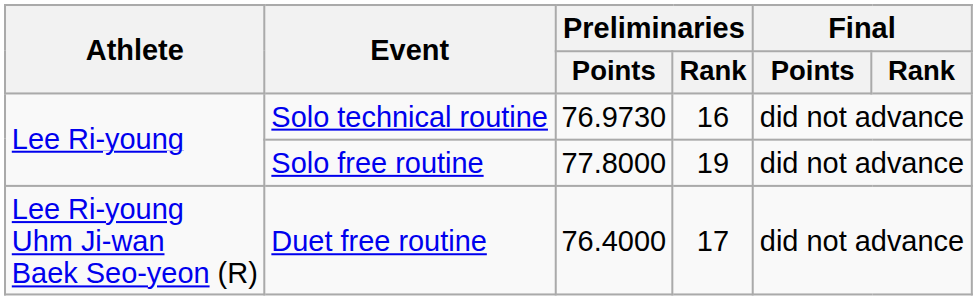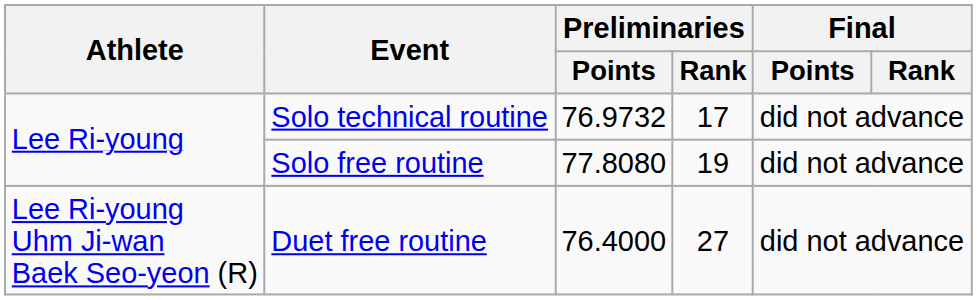(614, 117) 76.9730 -> (614, 117) 76.9732
(713, 117) 16 -> (713, 117) 17
(614, 163) 77.8000 -> (614, 163) 77.8080
(713, 241) 17 -> (713, 241) 27
